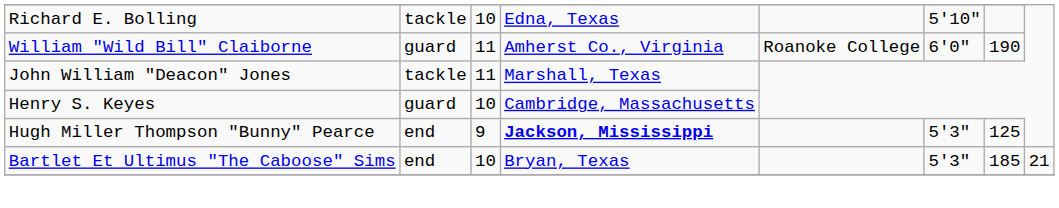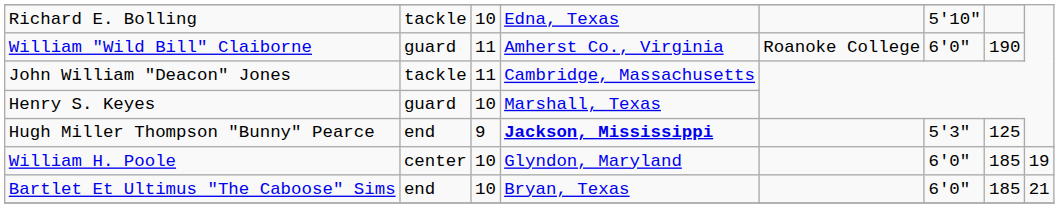(583, 76) Marshall, Texas -> (630, 76) Cambridge, Massachusetts
(630, 104) Cambridge, Massachusetts -> (583, 104) Marshall, Texas
+ row: (92, 161)
(949, 161) 5'3" -> (949, 189) 6'0"
